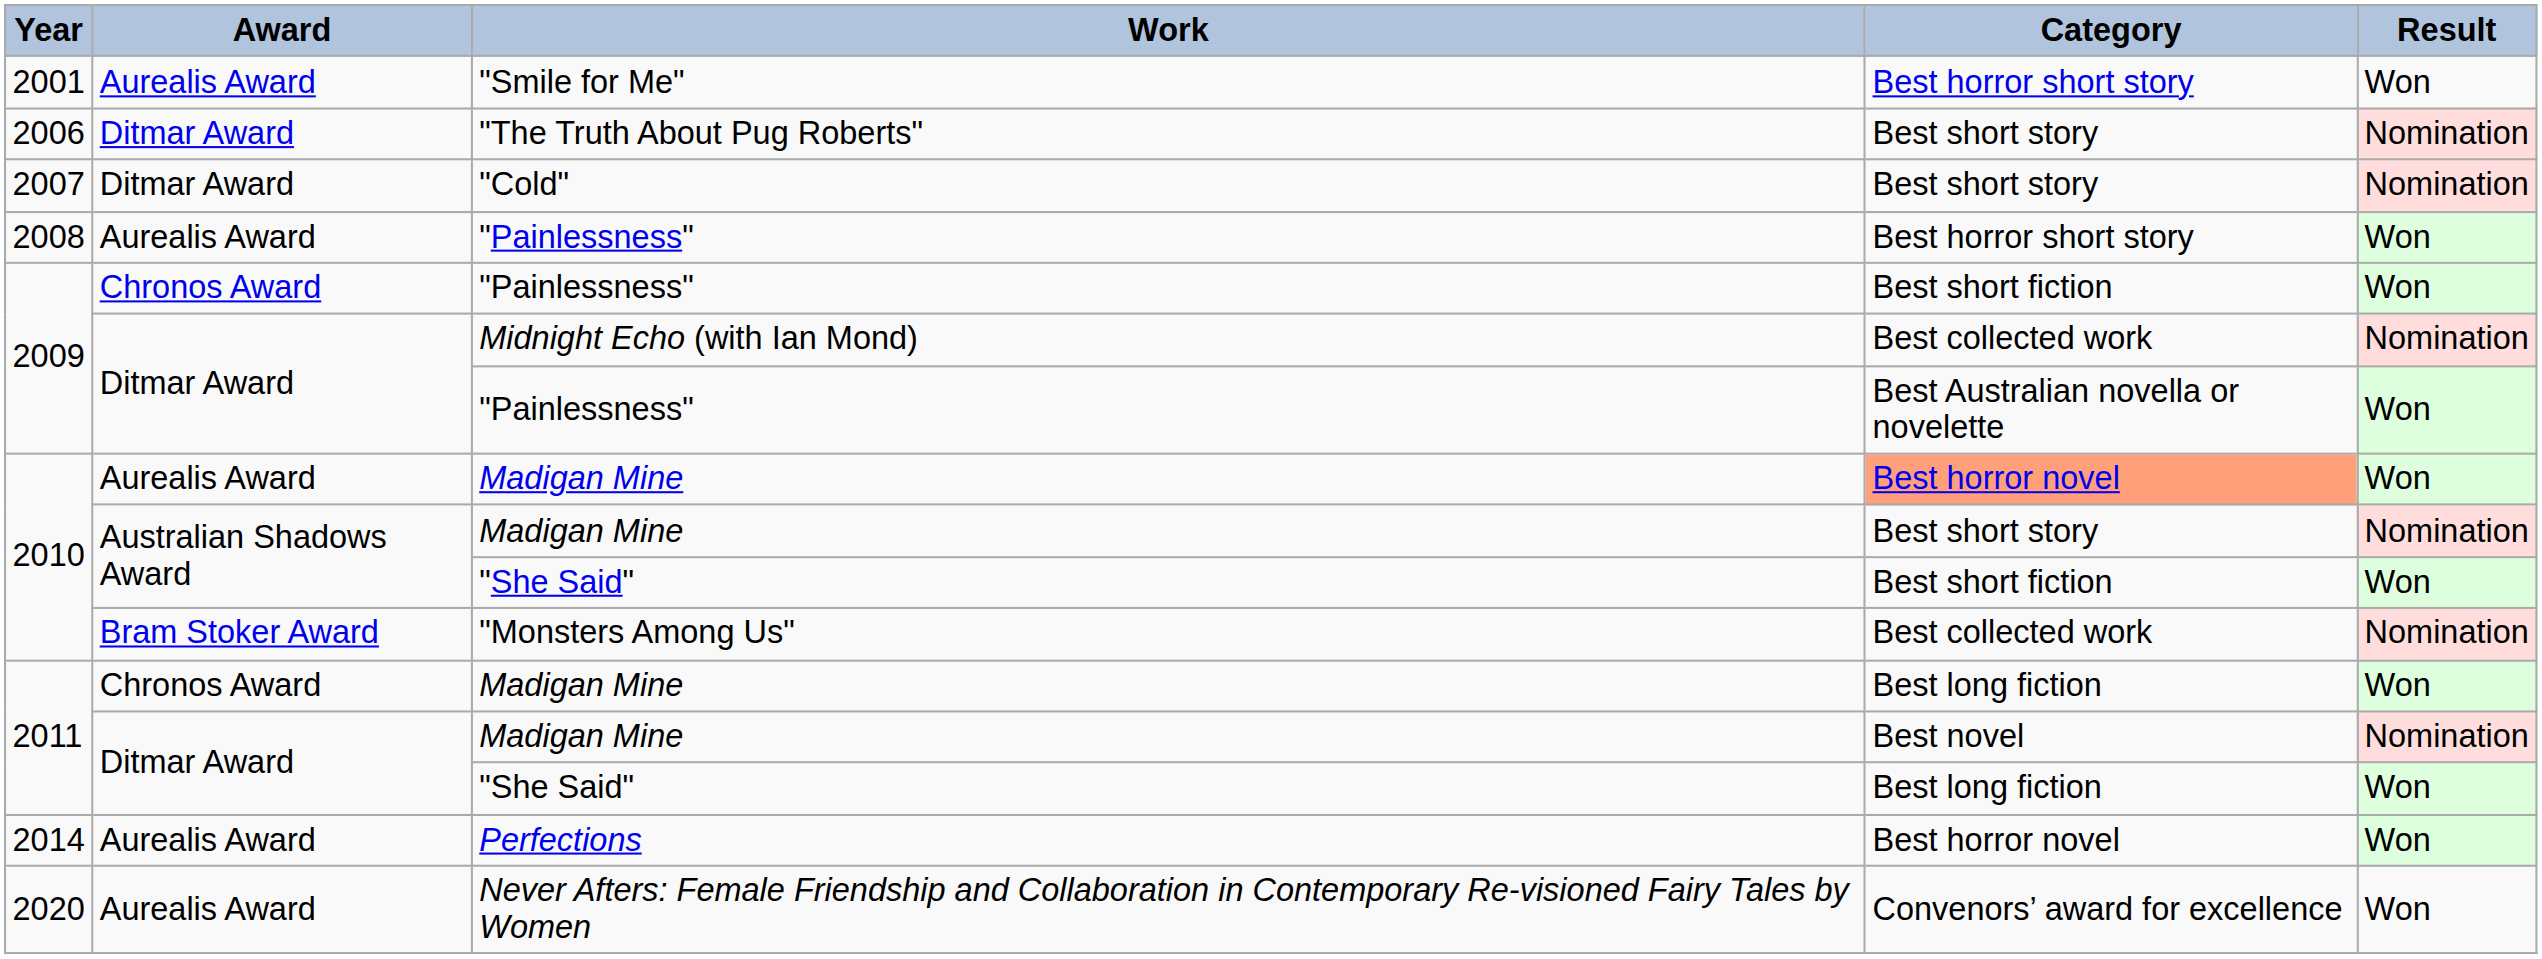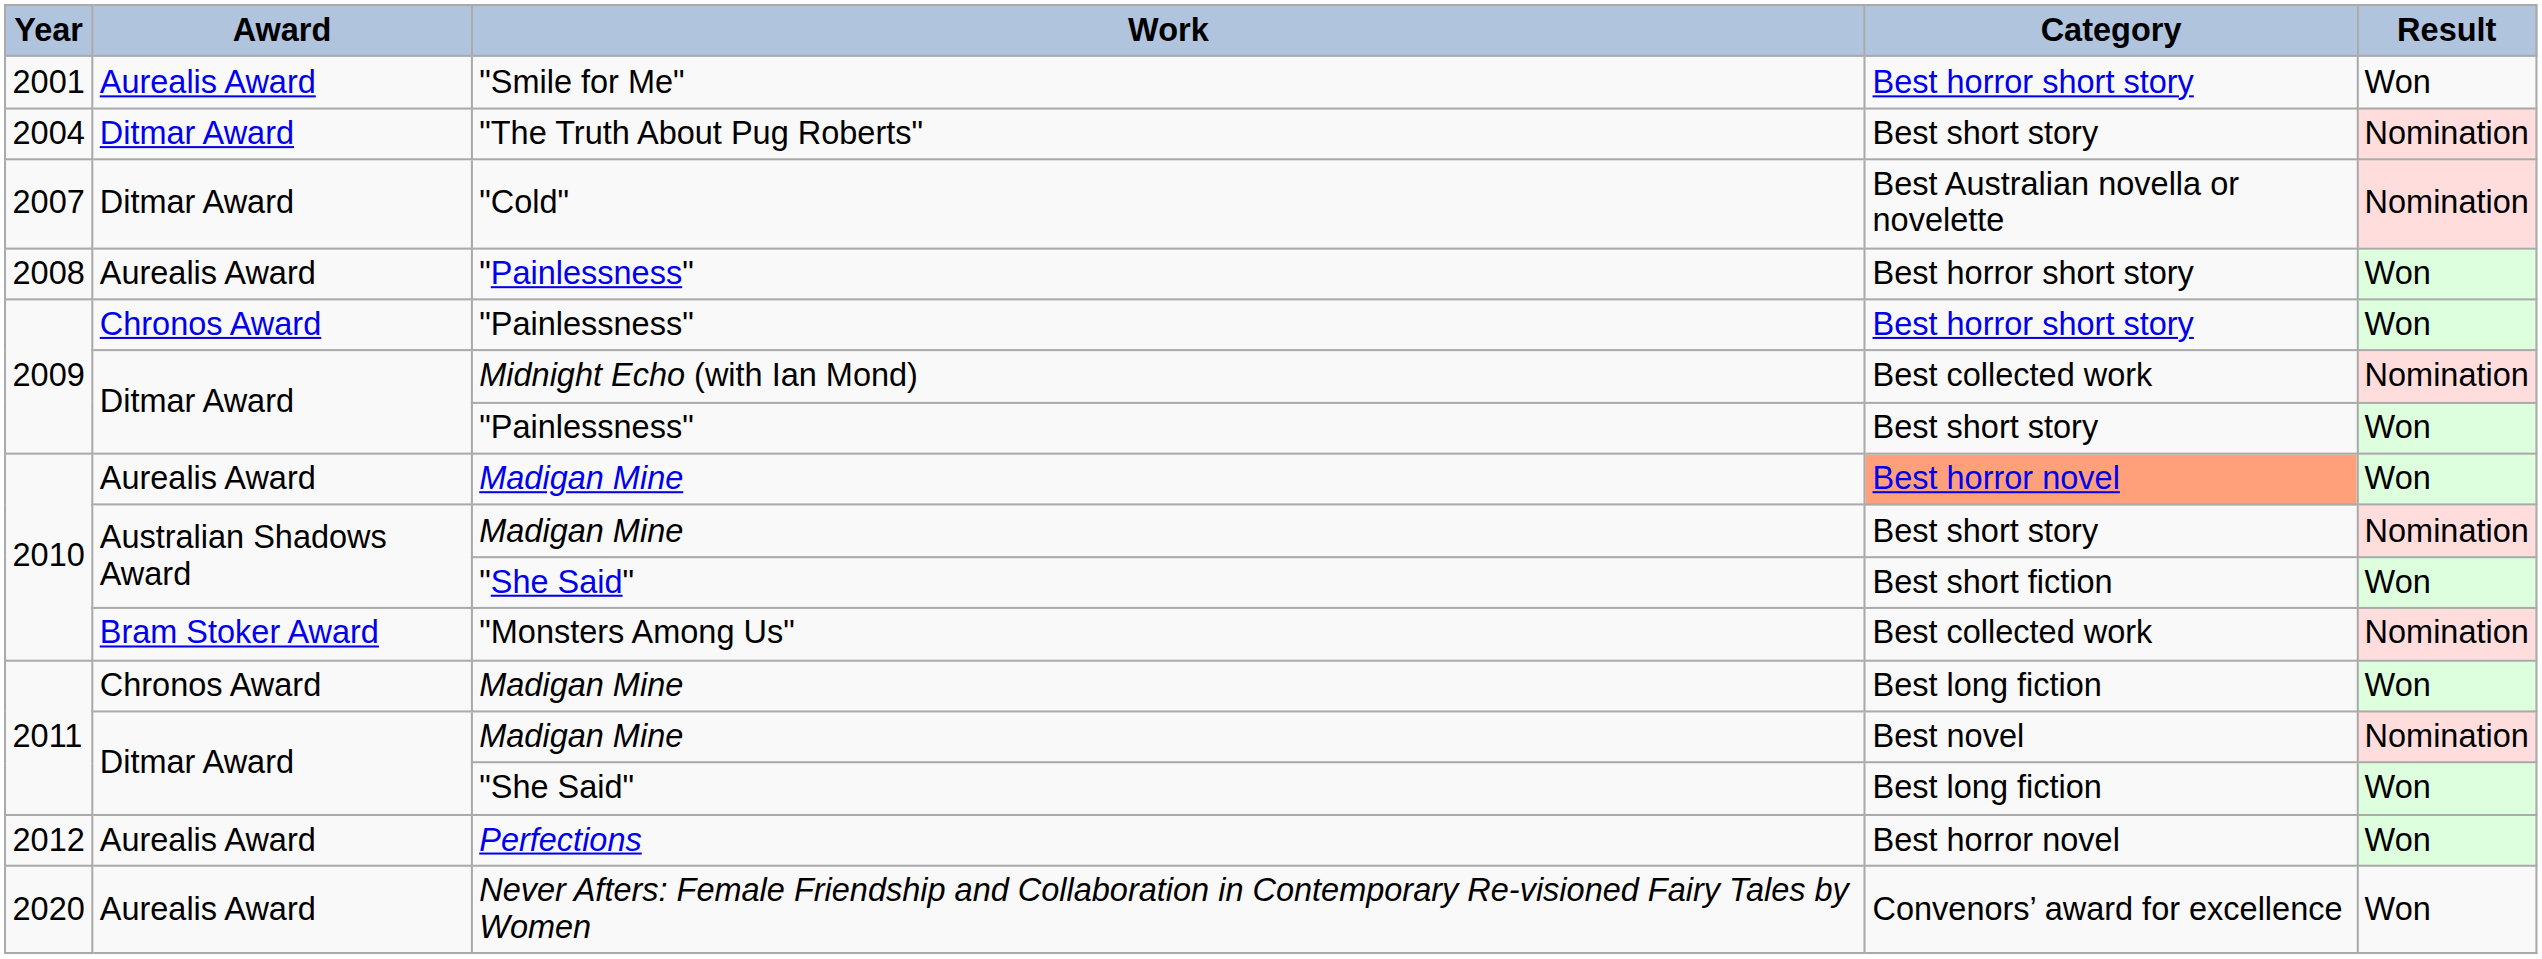(49, 133) 2006 -> (49, 133) 2004
(1985, 184) Best short story -> (2056, 203) Best Australian novella or novelette
(1993, 287) Best short fiction -> (2033, 324) Best horror short story
(2056, 409) Best Australian novella or novelette -> (1985, 427) Best short story
(49, 839) 2014 -> (49, 839) 2012
